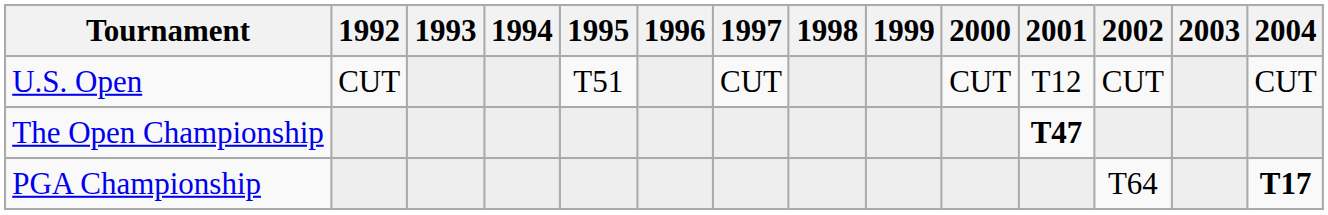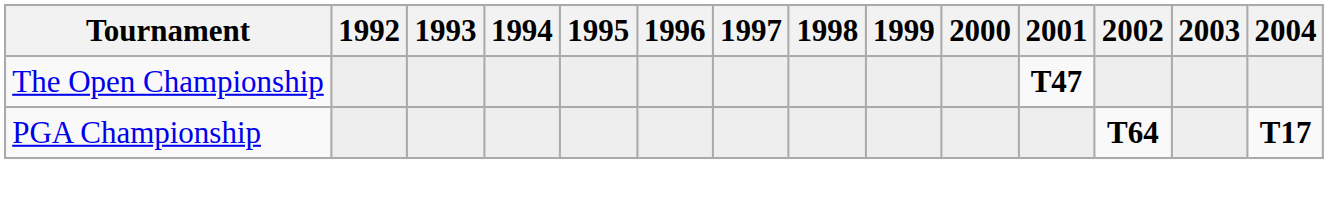- row: (77, 81)
(1133, 183) normal -> (1133, 132) bold
